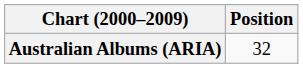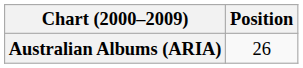(262, 48) 32 -> (262, 48) 26
